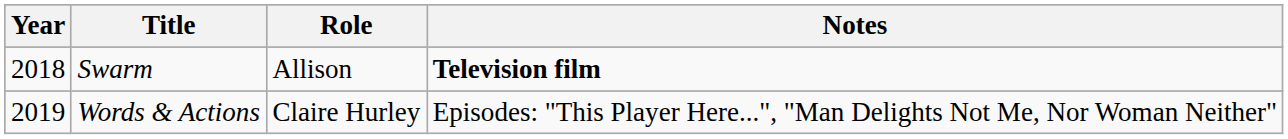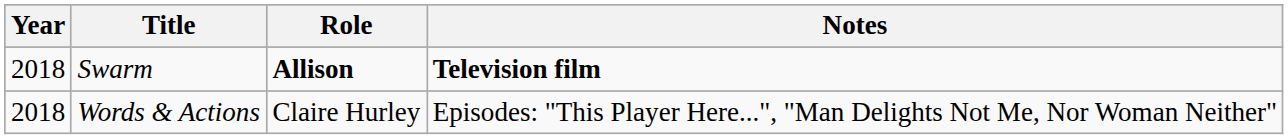(312, 68) normal -> (313, 68) bold
(38, 111) 2019 -> (38, 111) 2018
